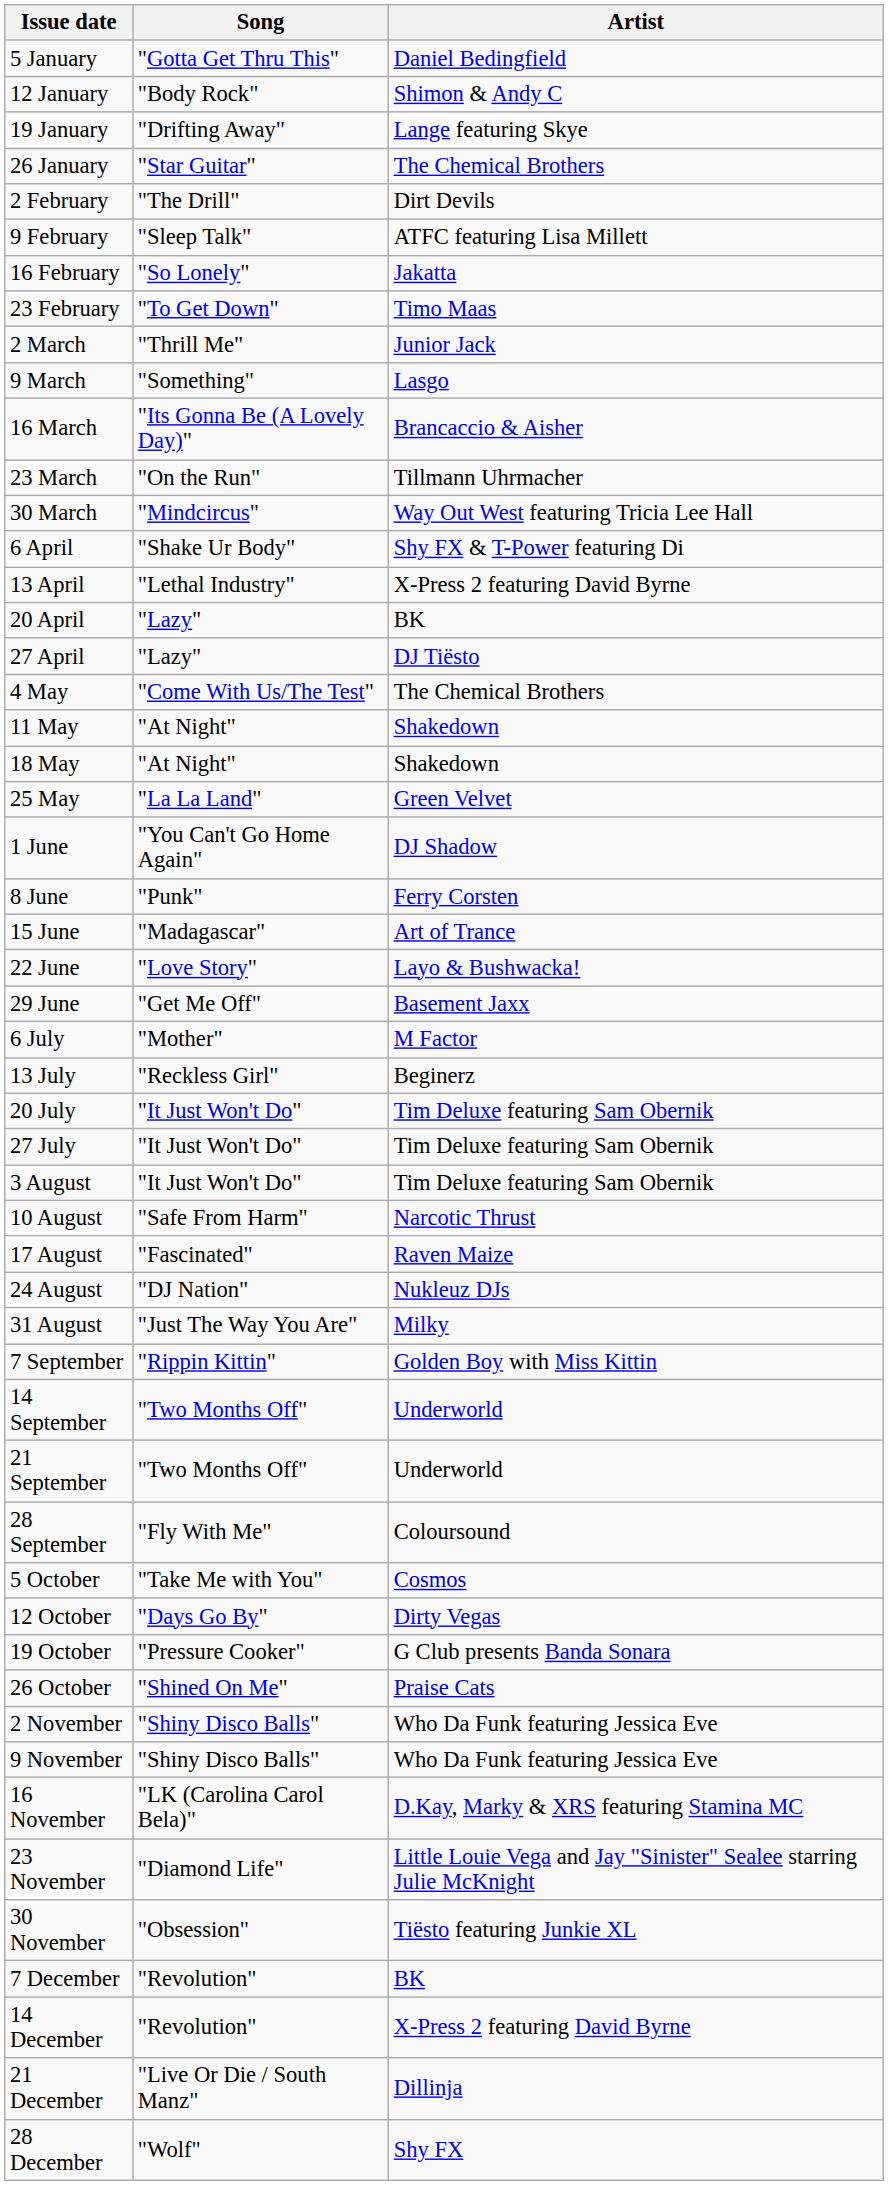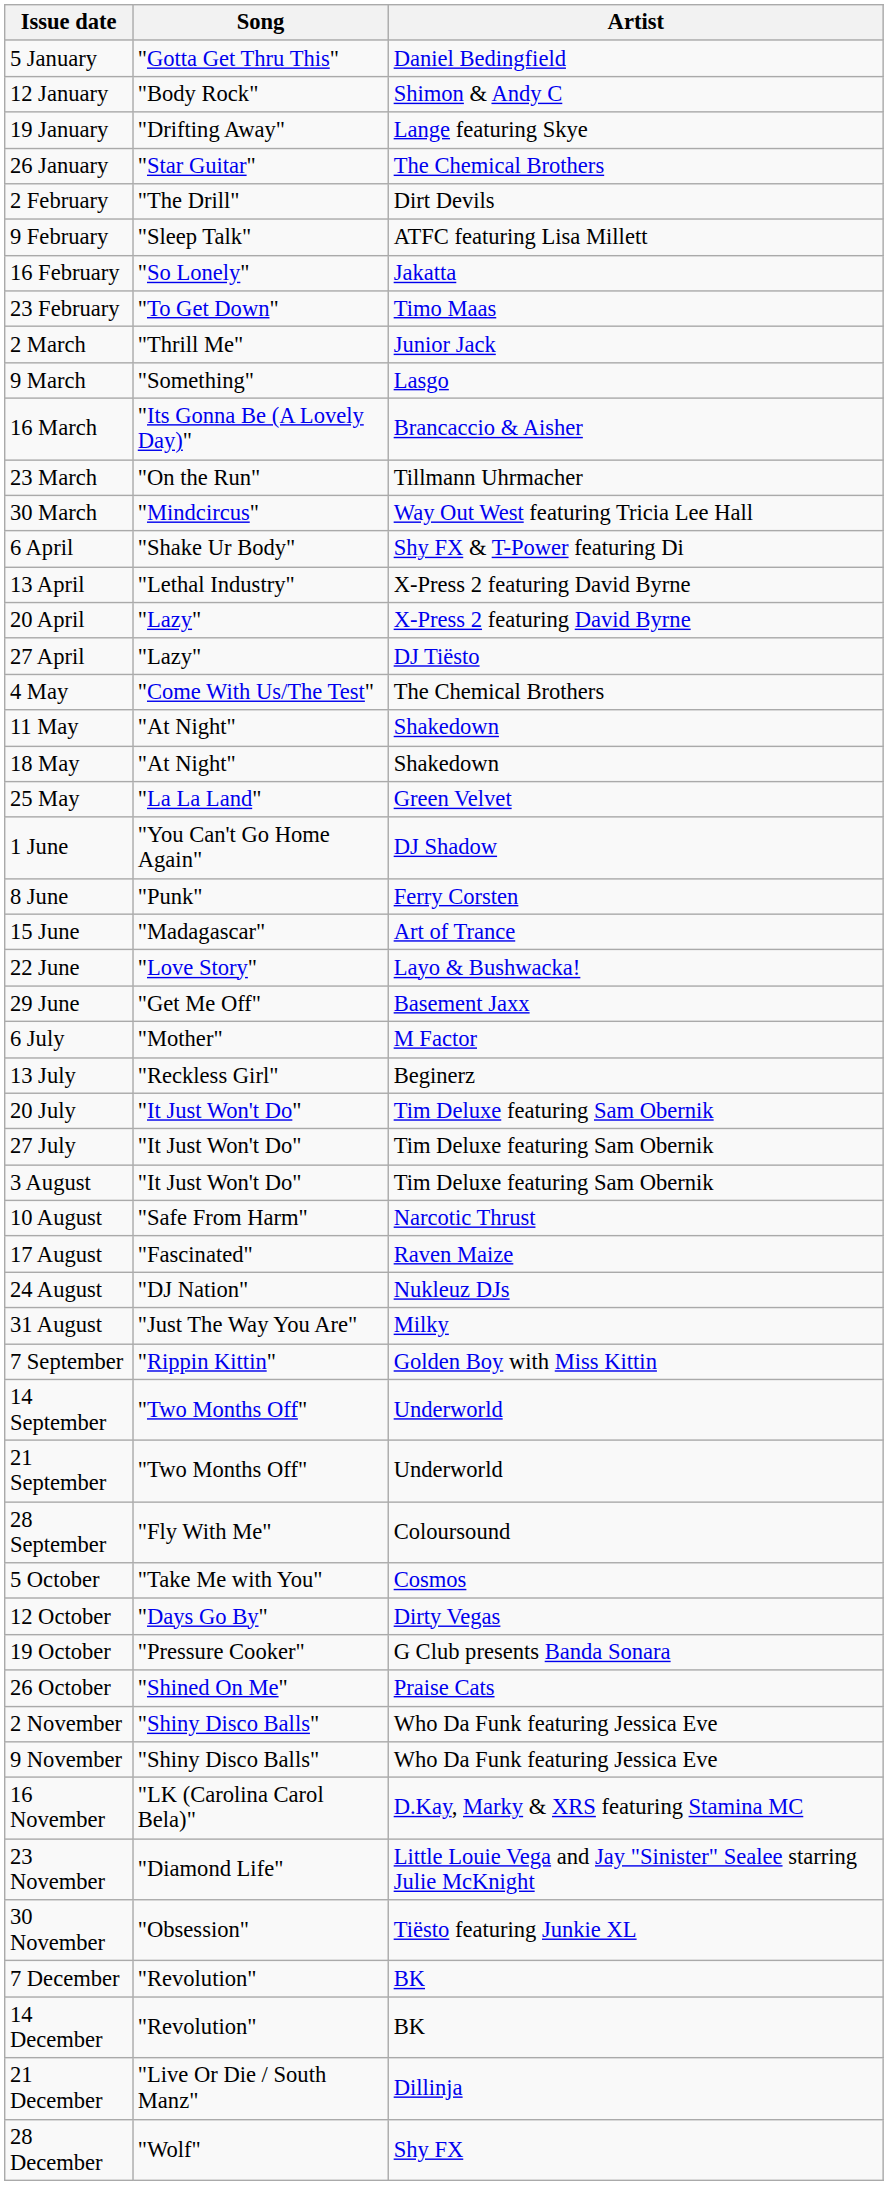(409, 620) BK -> (542, 620) X-Press 2 featuring David Byrne
(542, 2027) X-Press 2 featuring David Byrne -> (409, 2027) BK
